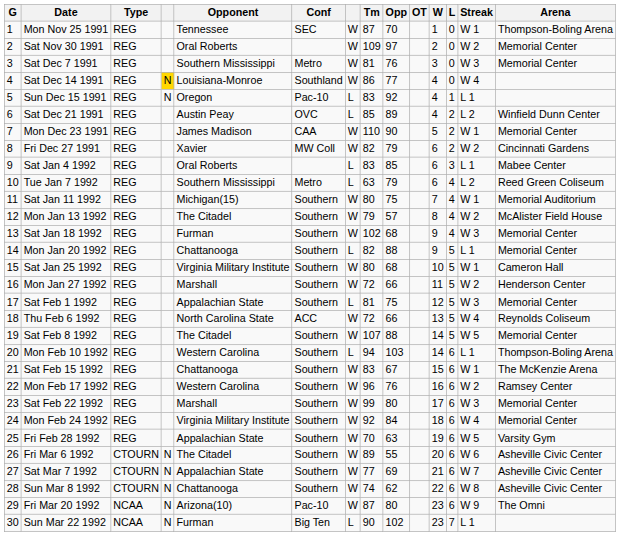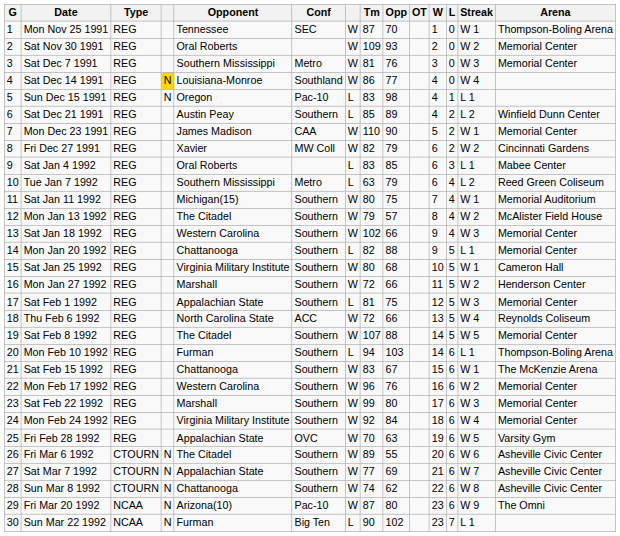(392, 47) 97 -> (392, 47) 93
(392, 98) 92 -> (392, 98) 98
(306, 115) OVC -> (316, 115) Southern
(195, 234) Furman -> (218, 234) Western Carolina
(392, 234) 68 -> (392, 234) 66
(218, 353) Western Carolina -> (195, 353) Furman
(535, 387) Ramsey Center -> (538, 387) Memorial Center
(316, 438) Southern -> (306, 438) OVC
